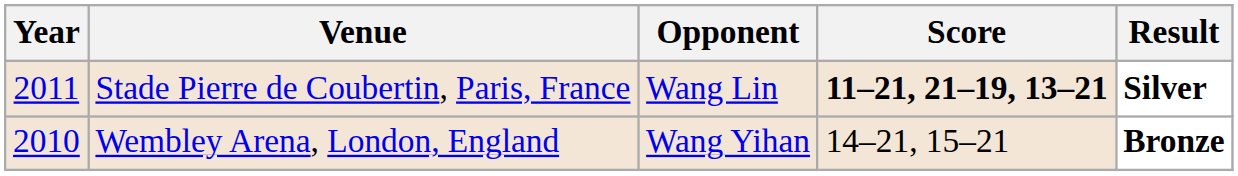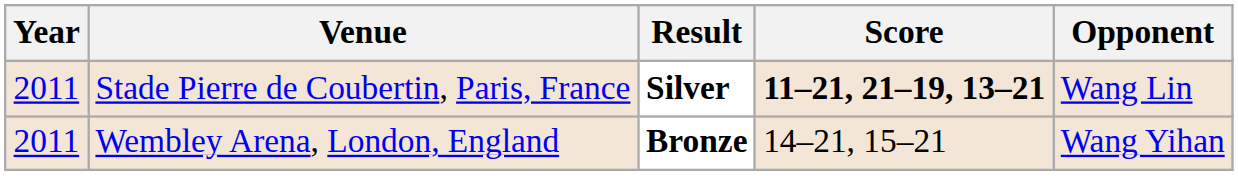columns swapped: (728, 32) <-> (1174, 32)
(46, 142) 2010 -> (46, 142) 2011
